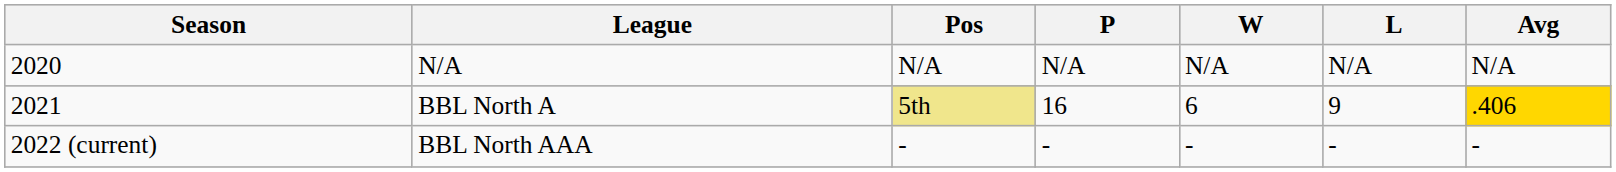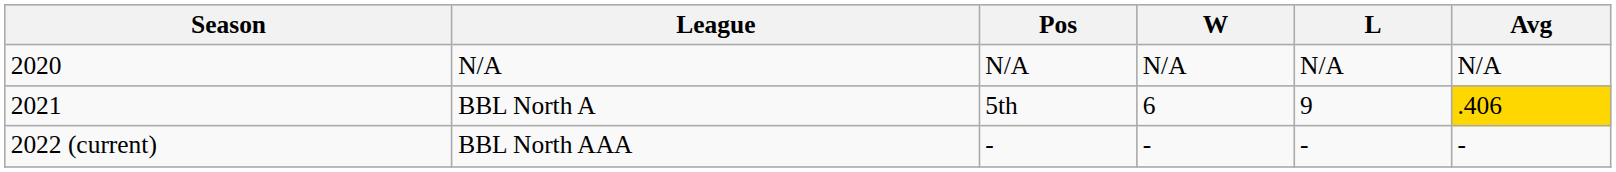- column: (1107, 24)
(915, 105) khaki background -> (1002, 105) no background
